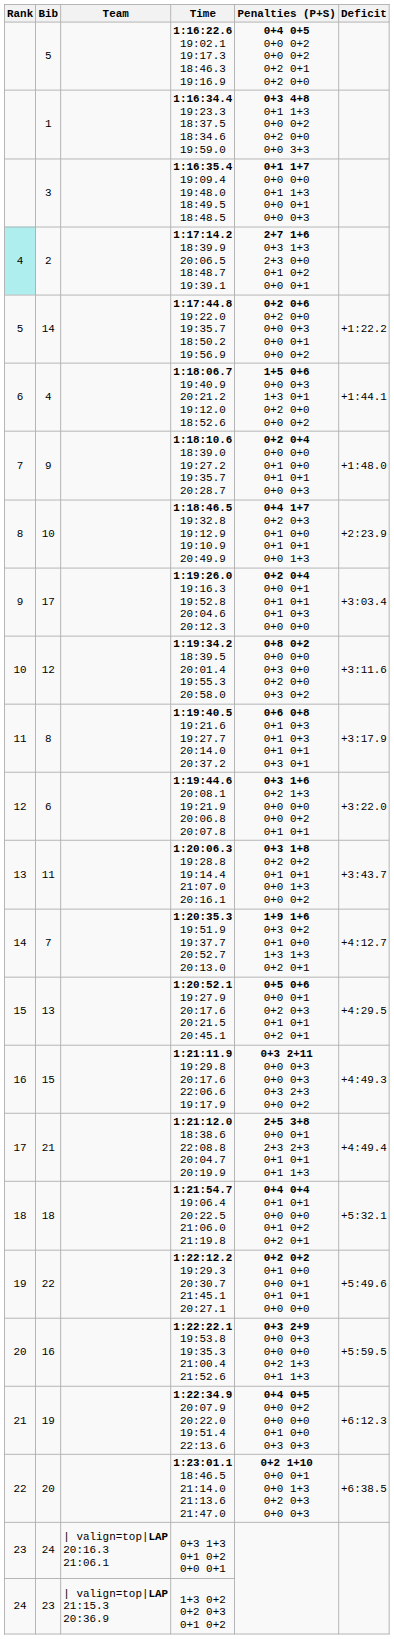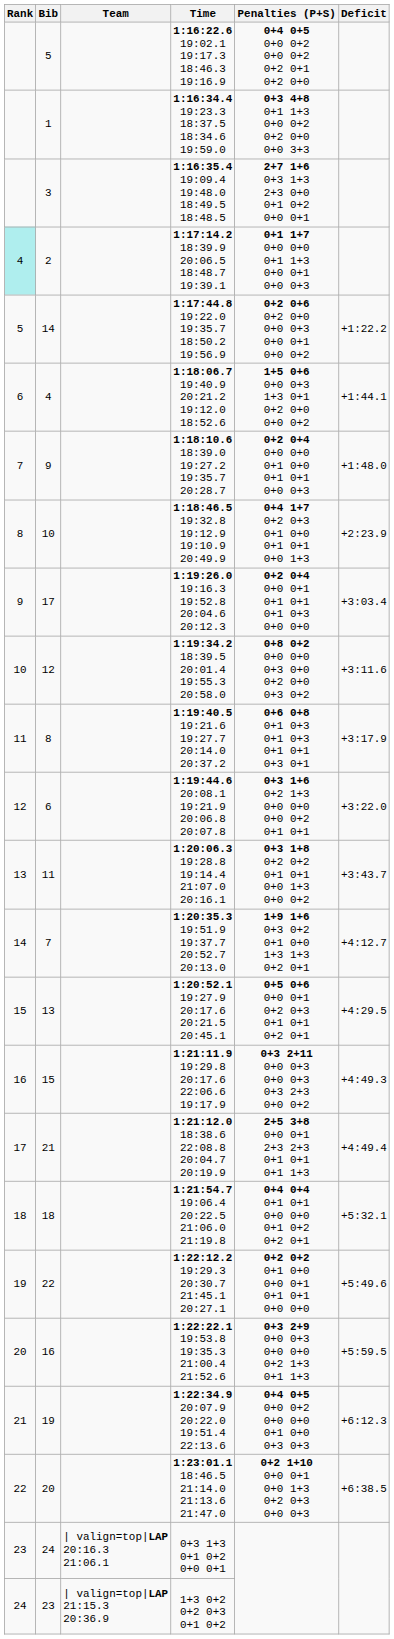(287, 193) 0+1 1+7 0+0 0+0 0+1 1+3 0+0 0+1 0+0 0+3 -> (287, 193) 2+7 1+6 0+3 1+3 2+3 0+0 0+1 0+2 0+0 0+1
(287, 261) 2+7 1+6 0+3 1+3 2+3 0+0 0+1 0+2 0+0 0+1 -> (287, 261) 0+1 1+7 0+0 0+0 0+1 1+3 0+0 0+1 0+0 0+3
